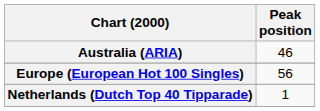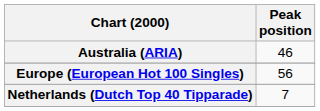(285, 95) 1 -> (285, 95) 7
